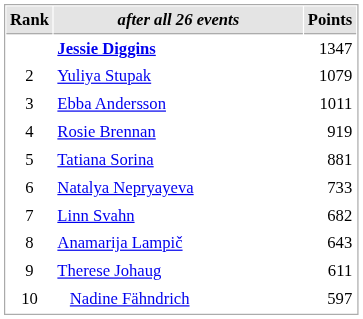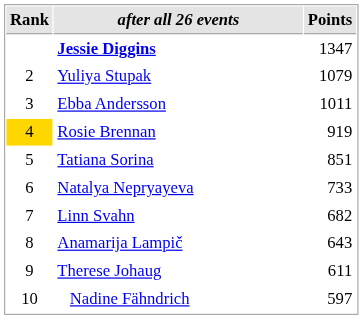(29, 132) no background -> (29, 132) gold background
(340, 159) 881 -> (340, 159) 851
